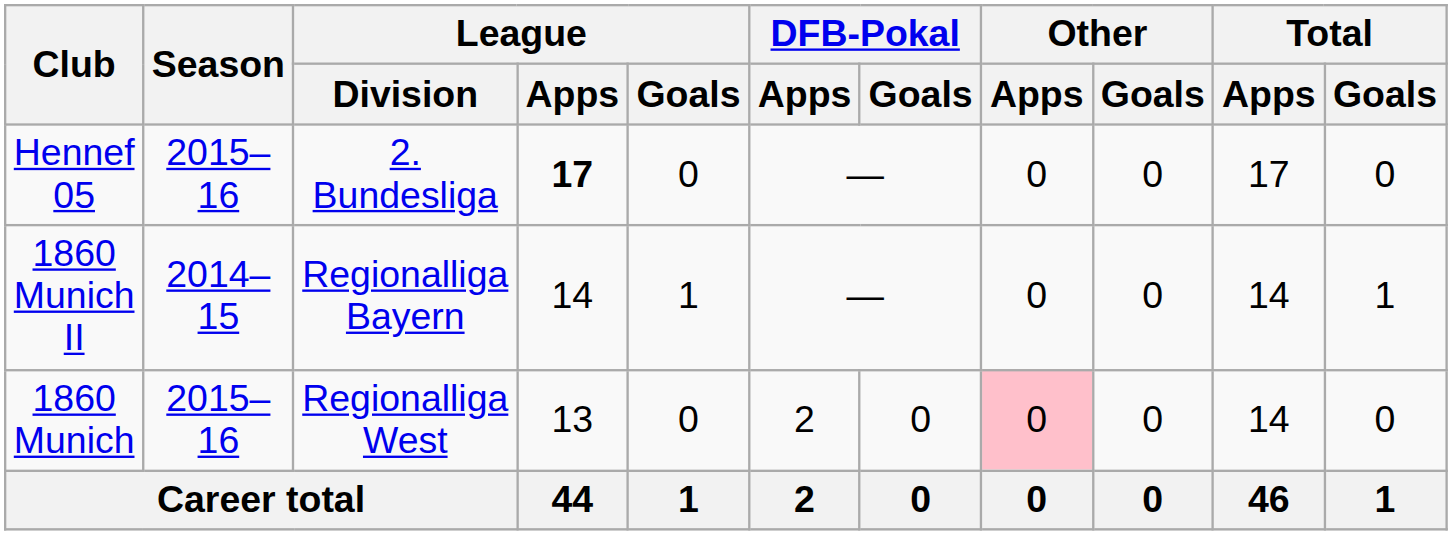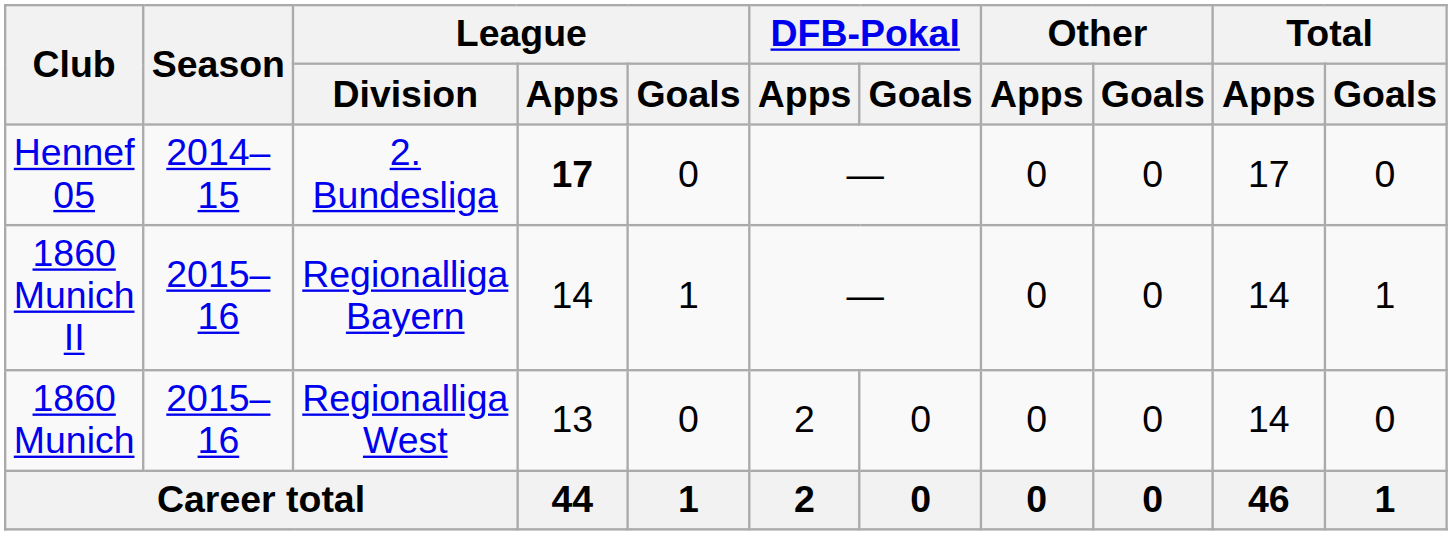(218, 174) 2015–16 -> (218, 174) 2014–15
(218, 296) 2014–15 -> (218, 296) 2015–16
(1037, 419) pink background -> (1037, 419) no background
